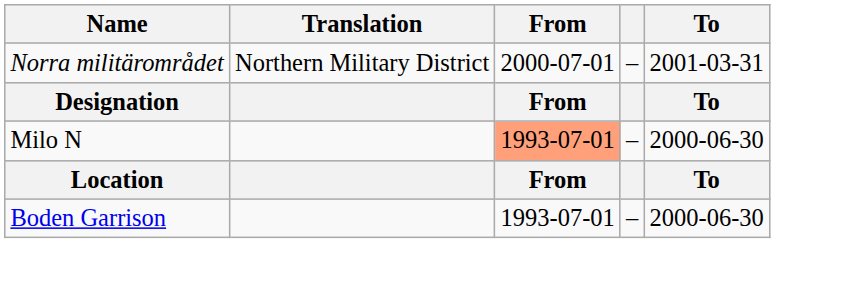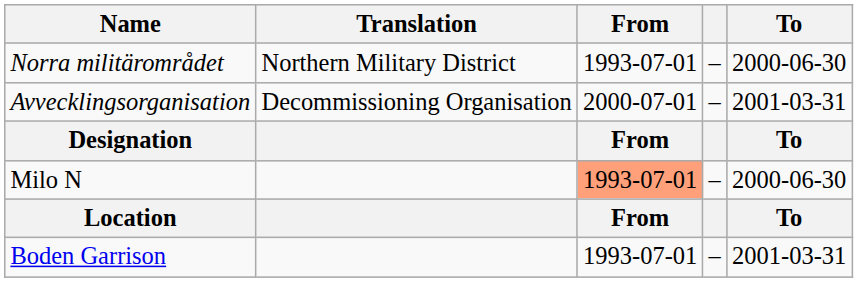(558, 62) 2000-07-01 -> (640, 62) 1993-07-01
(707, 62) 2001-03-31 -> (789, 62) 2000-06-30
+ row: (130, 101)
(707, 218) 2000-06-30 -> (789, 256) 2001-03-31
